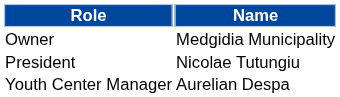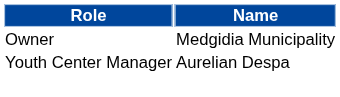- row: (40, 62)
